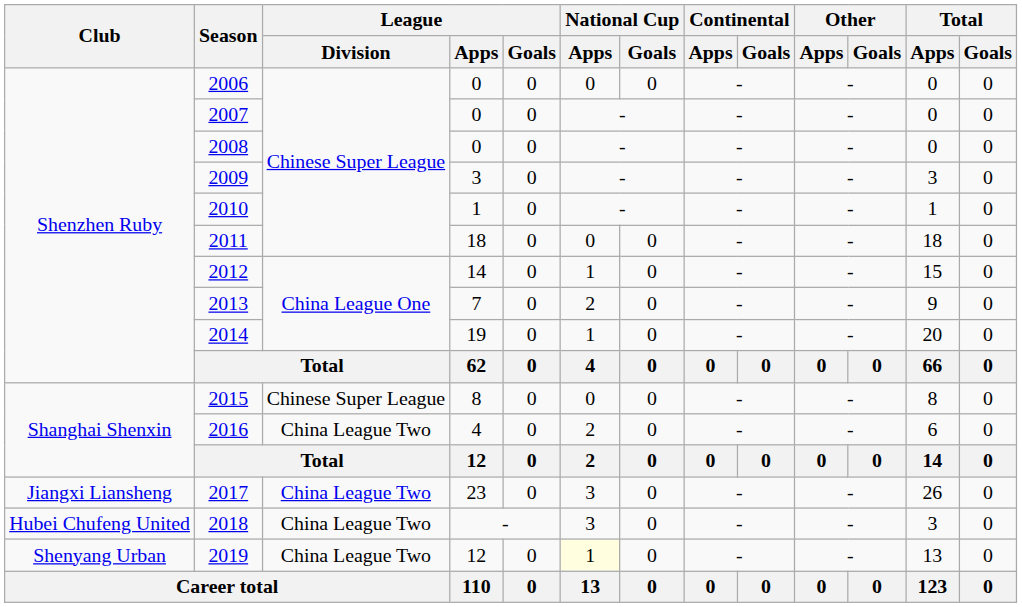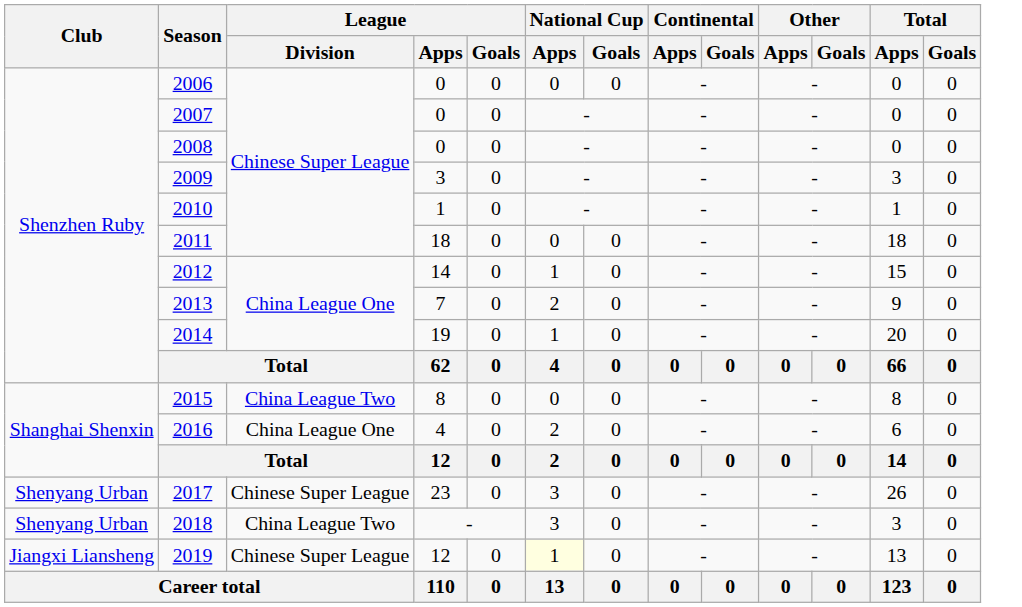(356, 397) Chinese Super League -> (320, 397) China League Two
(356, 429) China League Two -> (320, 429) China League One
(100, 492) Jiangxi Liansheng -> (82, 492) Shenyang Urban
(356, 492) China League Two -> (320, 492) Chinese Super League
(100, 523) Hubei Chufeng United -> (82, 523) Shenyang Urban
(100, 555) Shenyang Urban -> (82, 555) Jiangxi Liansheng
(356, 555) China League Two -> (320, 555) Chinese Super League
